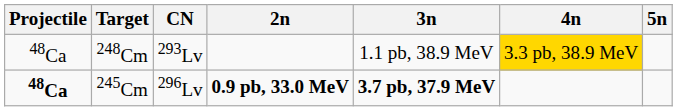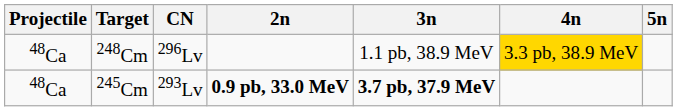(180, 52) 293Lv -> (180, 52) 296Lv
(48, 87) bold -> (48, 87) normal
(180, 87) 296Lv -> (180, 87) 293Lv
